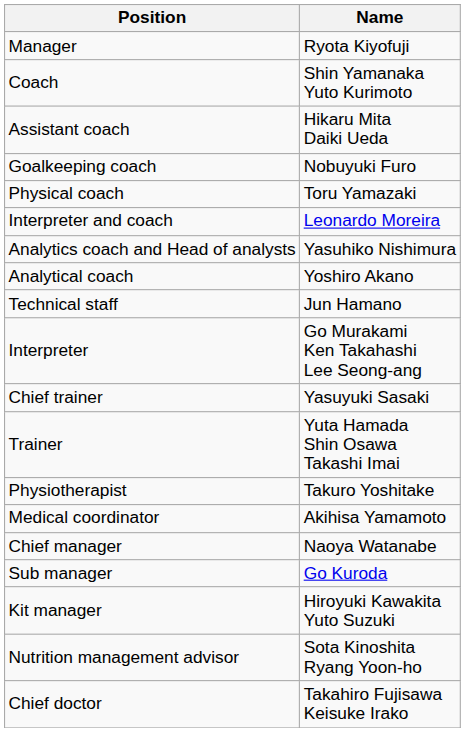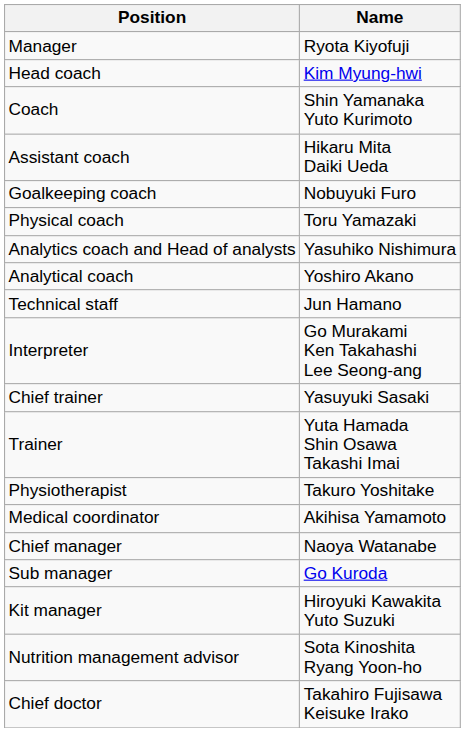+ row: (55, 73)
- row: (91, 221)
